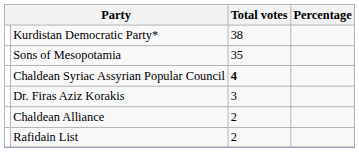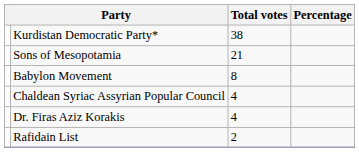(237, 55) 35 -> (237, 55) 21
+ row: (62, 76)
(234, 76) bold -> (234, 96) normal
(234, 96) 3 -> (234, 117) 4
- row: (59, 117)
